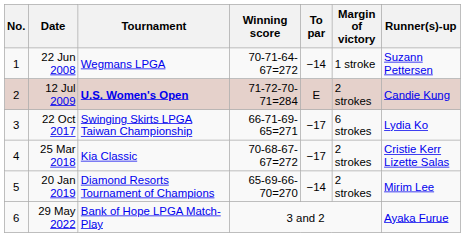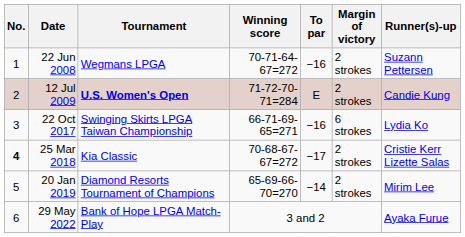(316, 64) −14 -> (316, 64) −16
(355, 64) 1 stroke -> (353, 64) 2 strokes
(316, 125) −17 -> (316, 125) −16
(16, 156) normal -> (16, 156) bold
